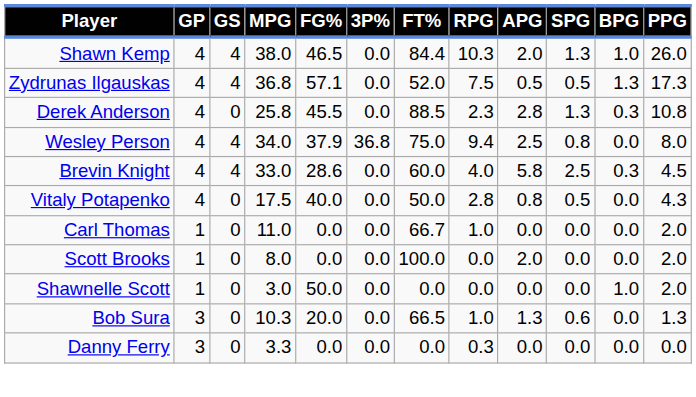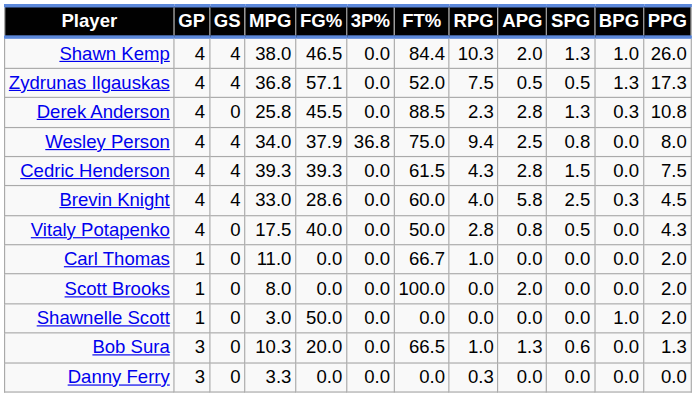+ row: (95, 171)
